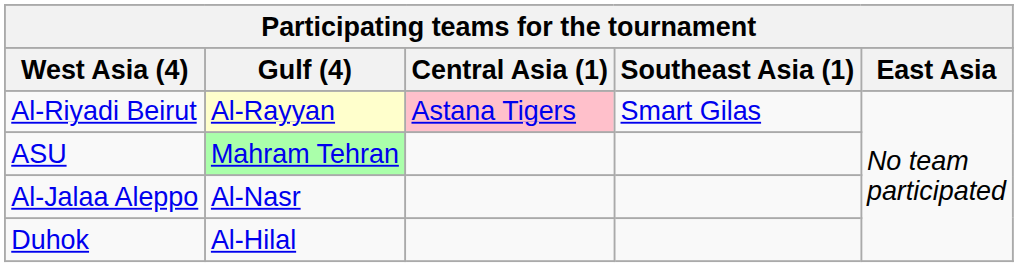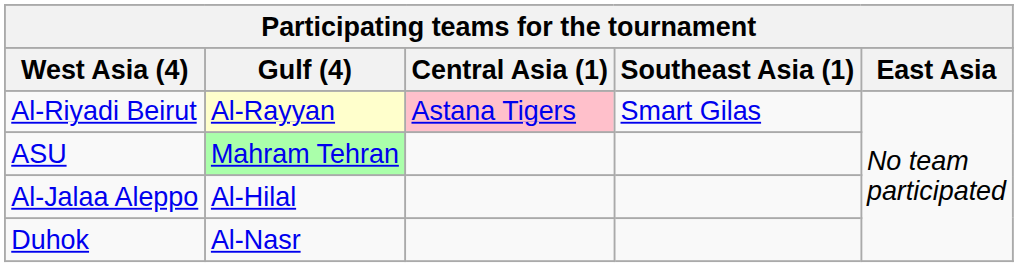(256, 197) Al-Nasr -> (254, 197) Al-Hilal
(254, 239) Al-Hilal -> (256, 239) Al-Nasr
